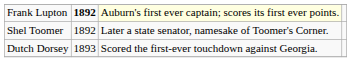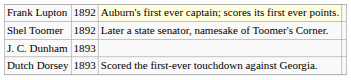(85, 13) bold -> (85, 13) normal
+ row: (37, 48)
